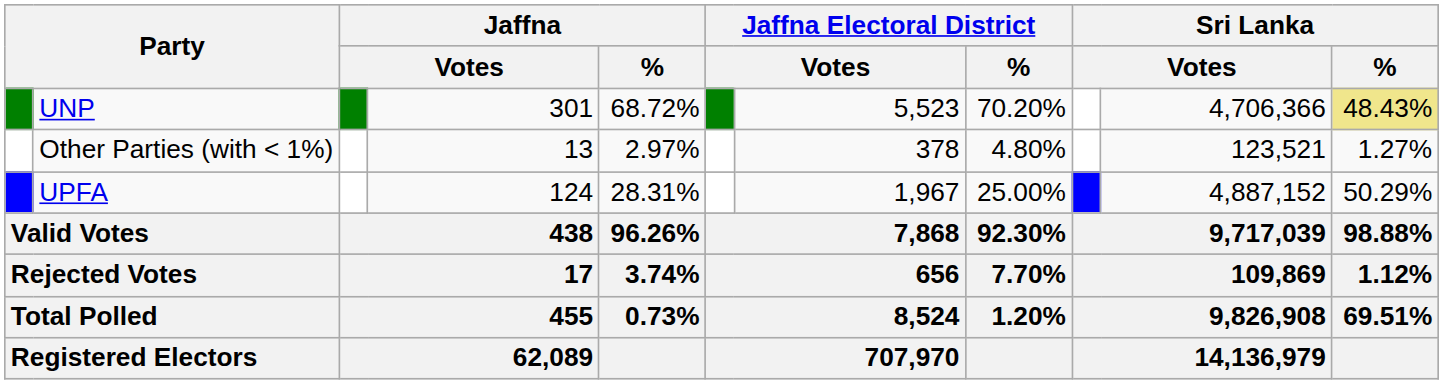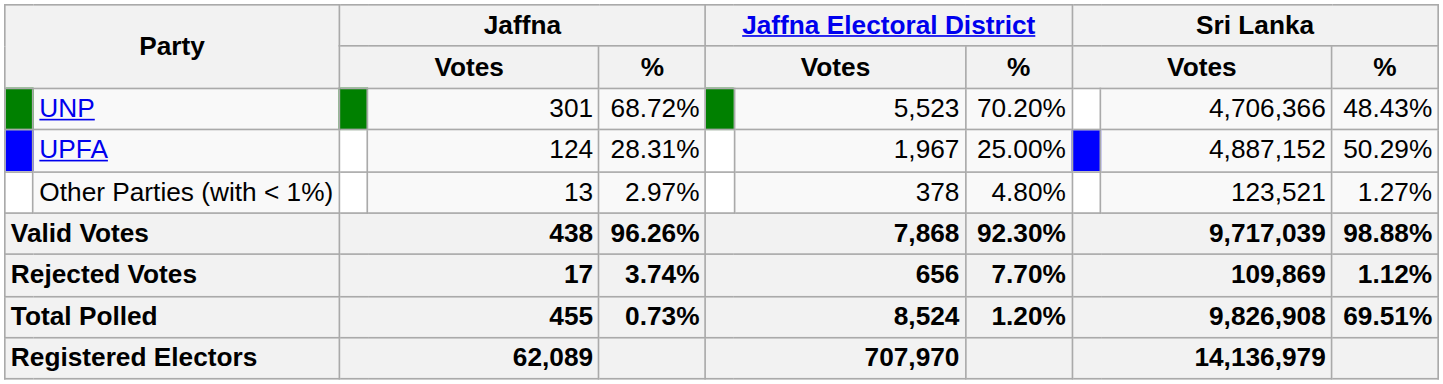(1388, 108) khaki background -> (1388, 108) no background
rows swapped: (74, 191) <-> (186, 150)
